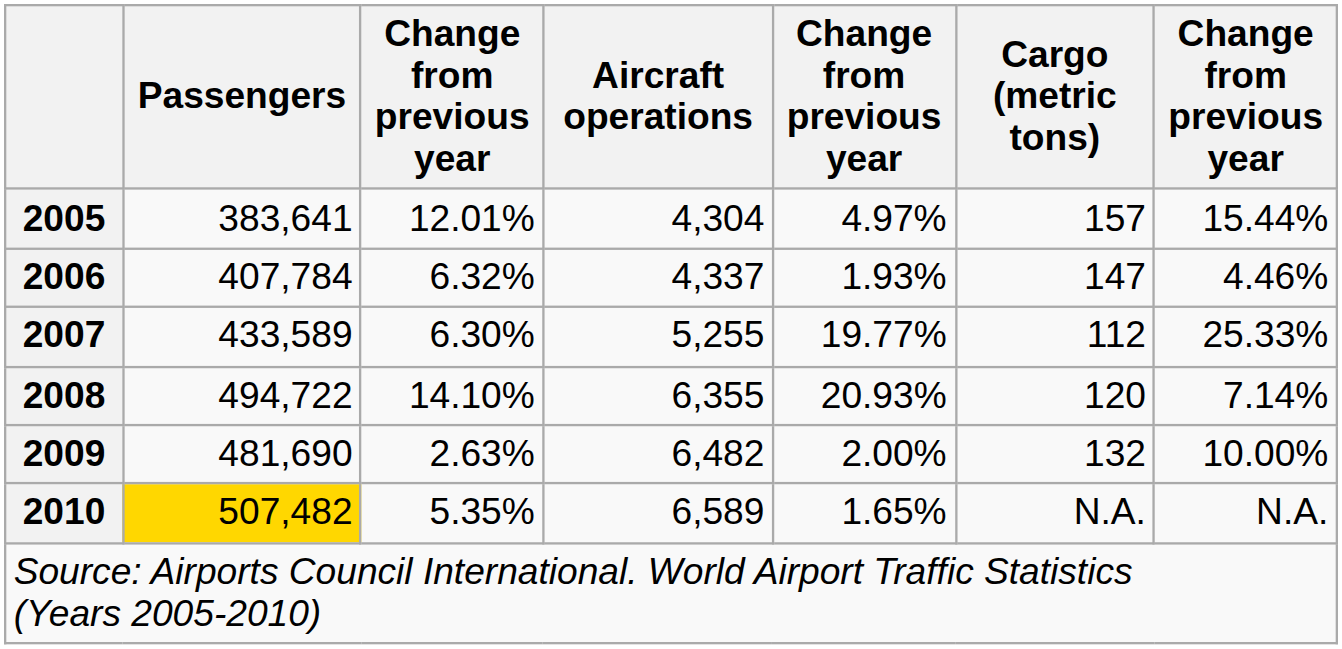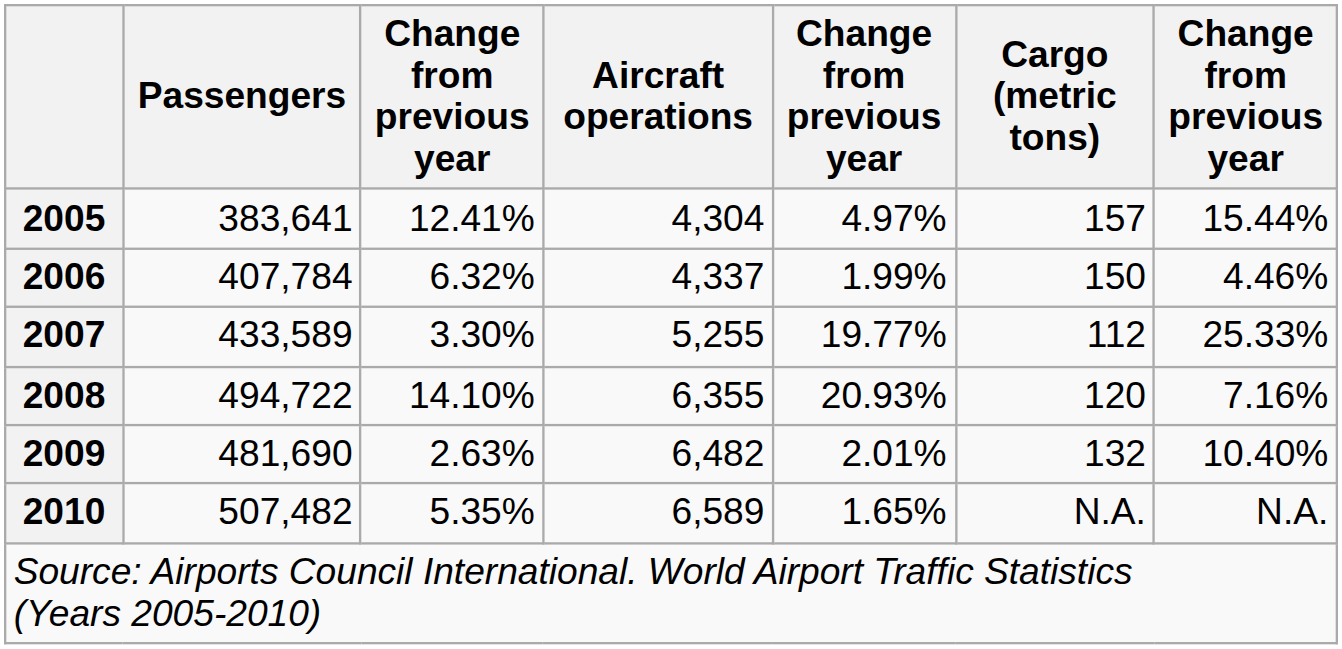(472, 218) 12.01% -> (472, 218) 12.41%
(894, 276) 1.93% -> (894, 276) 1.99%
(1115, 276) 147 -> (1115, 276) 150
(482, 335) 6.30% -> (482, 335) 3.30%
(1276, 394) 7.14% -> (1276, 394) 7.16%
(894, 453) 2.00% -> (894, 453) 2.01%
(1265, 453) 10.00% -> (1265, 453) 10.40%
(285, 512) gold background -> (285, 512) no background
